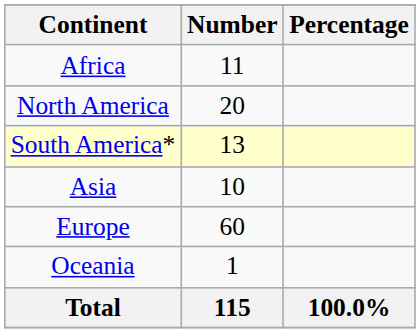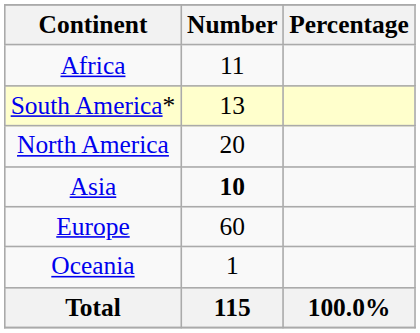rows swapped: (93, 105) <-> (93, 145)
(232, 186) normal -> (232, 186) bold
